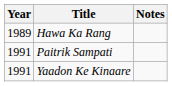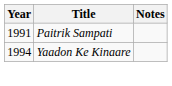- row: (74, 33)
(19, 71) 1991 -> (19, 52) 1994
